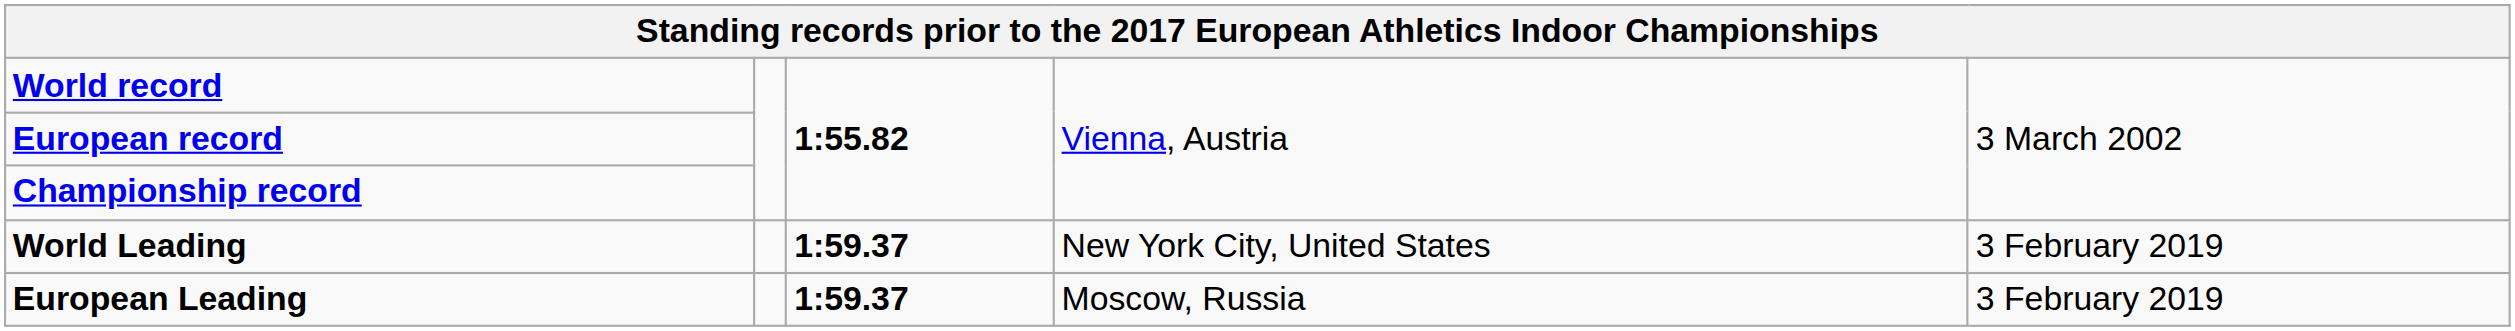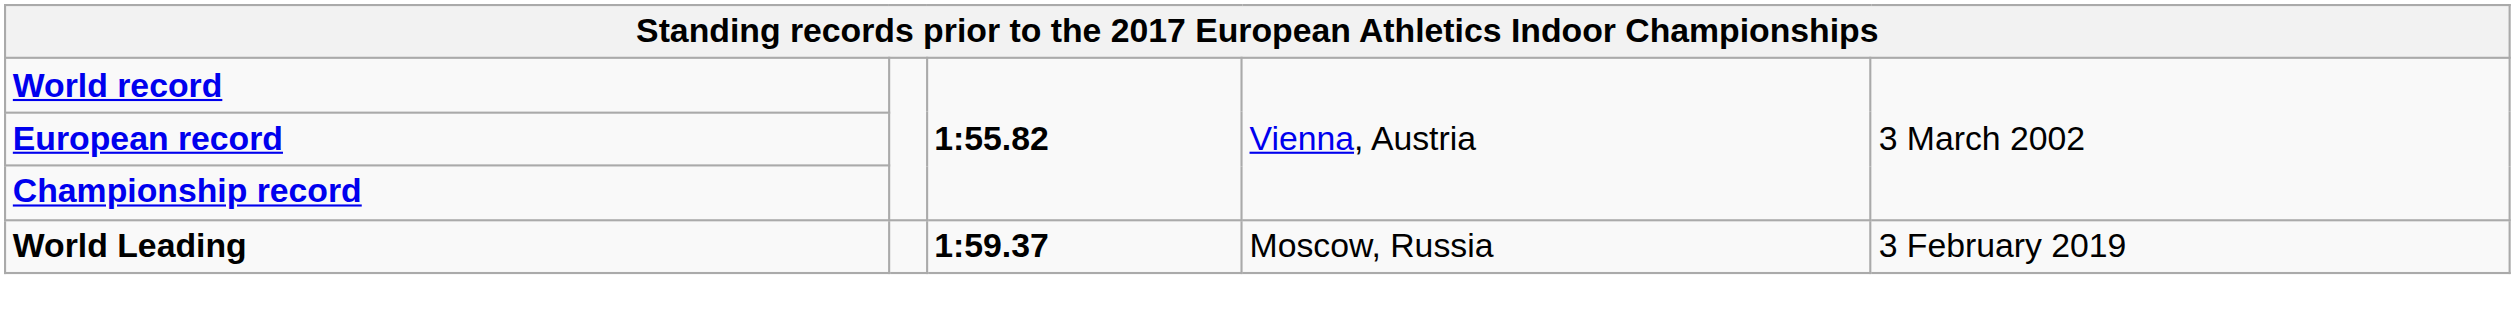(1276, 245) New York City, United States -> (1371, 245) Moscow, Russia
- row: (160, 298)
